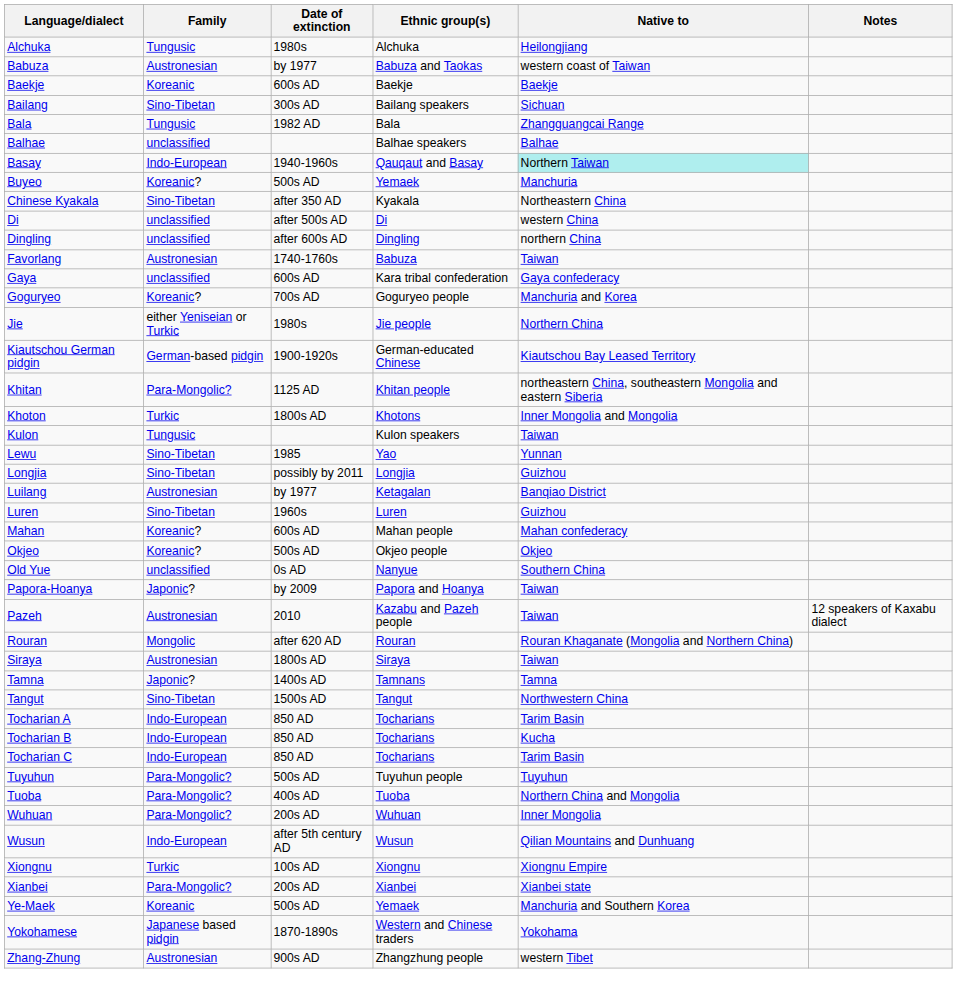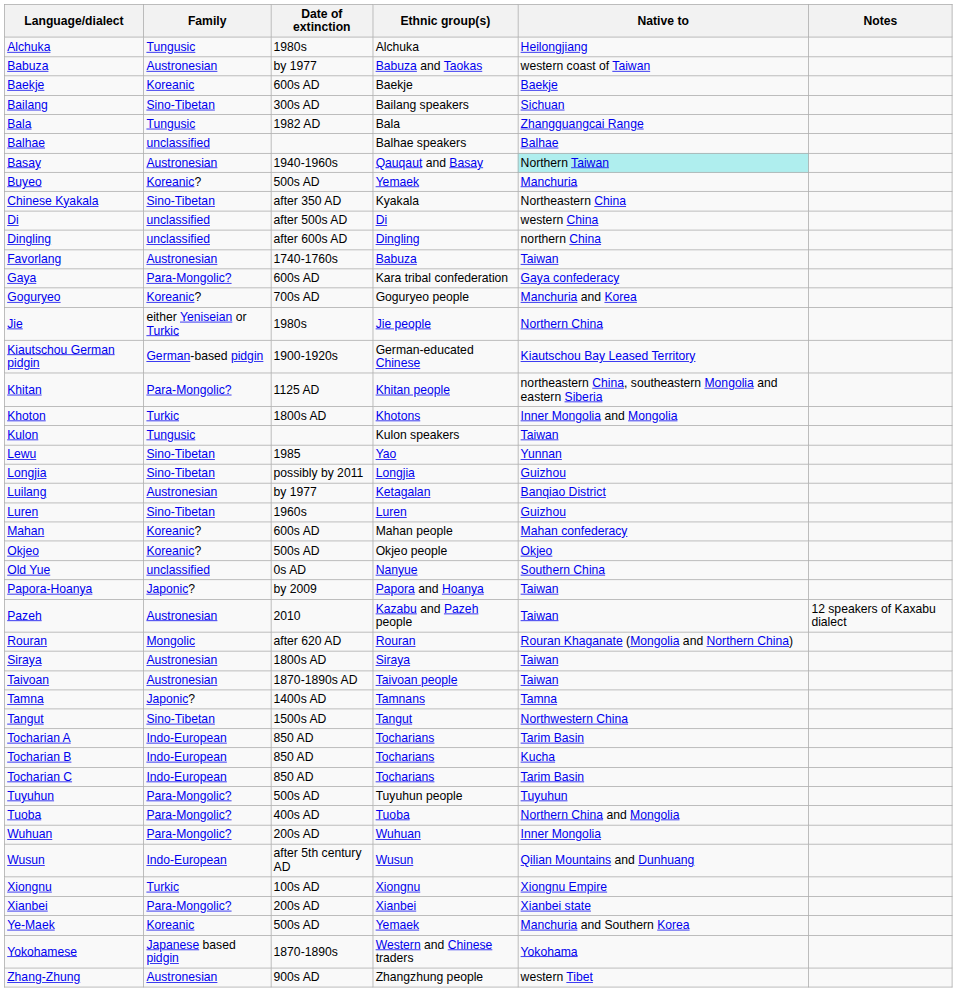(187, 162) Indo-European -> (182, 162) Austronesian
(178, 278) unclassified -> (189, 278) Para-Mongolic?
+ row: (28, 680)
